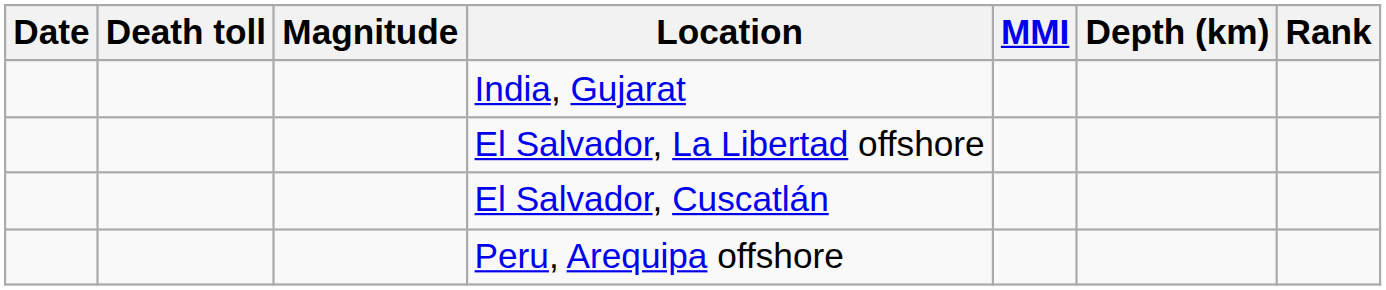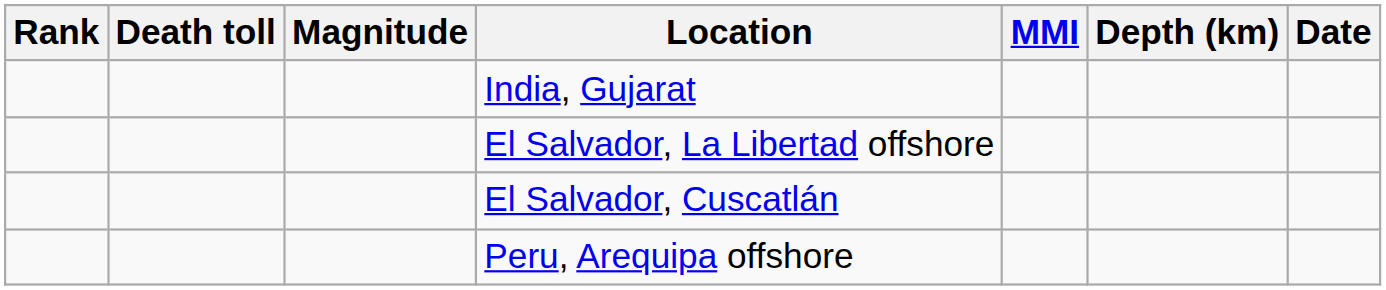columns swapped: (1329, 32) <-> (51, 32)
